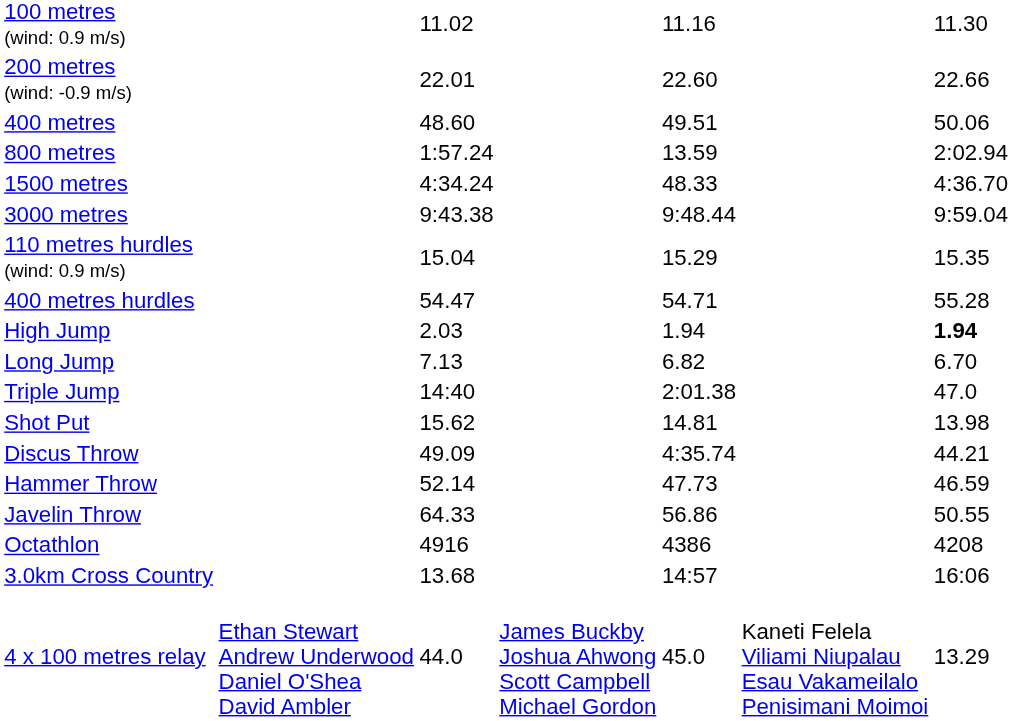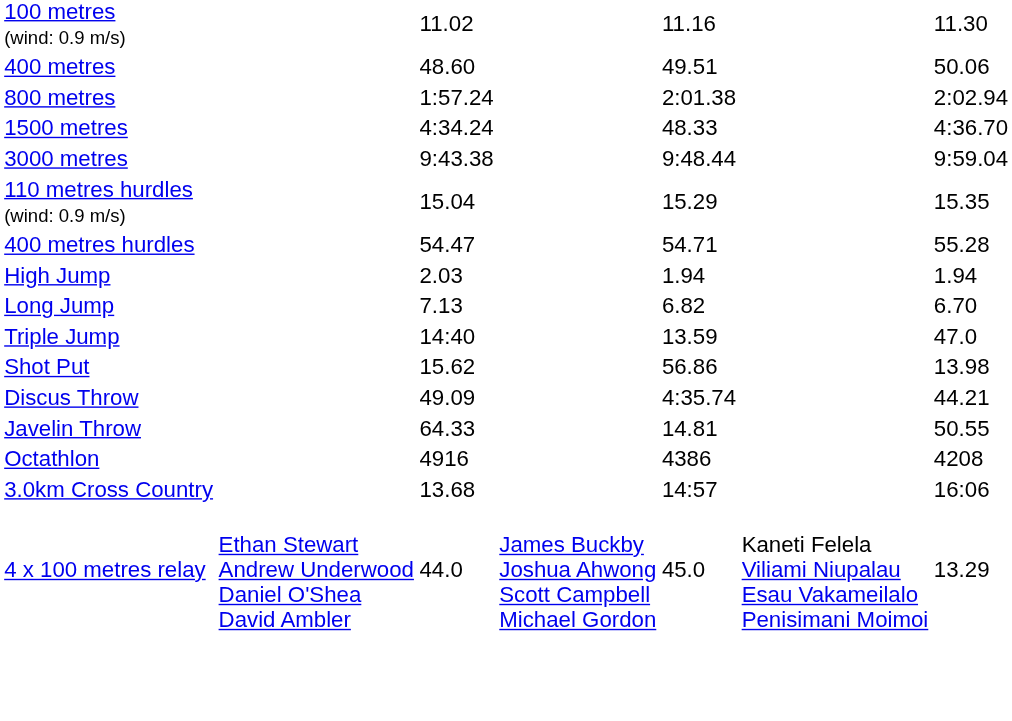- row: (68, 79)
(690, 153) 13.59 -> (699, 97) 2:01.38
(955, 331) bold -> (955, 275) normal
(699, 392) 2:01.38 -> (690, 336) 13.59
(690, 422) 14.81 -> (690, 367) 56.86
- row: (81, 484)
(690, 514) 56.86 -> (690, 428) 14.81
